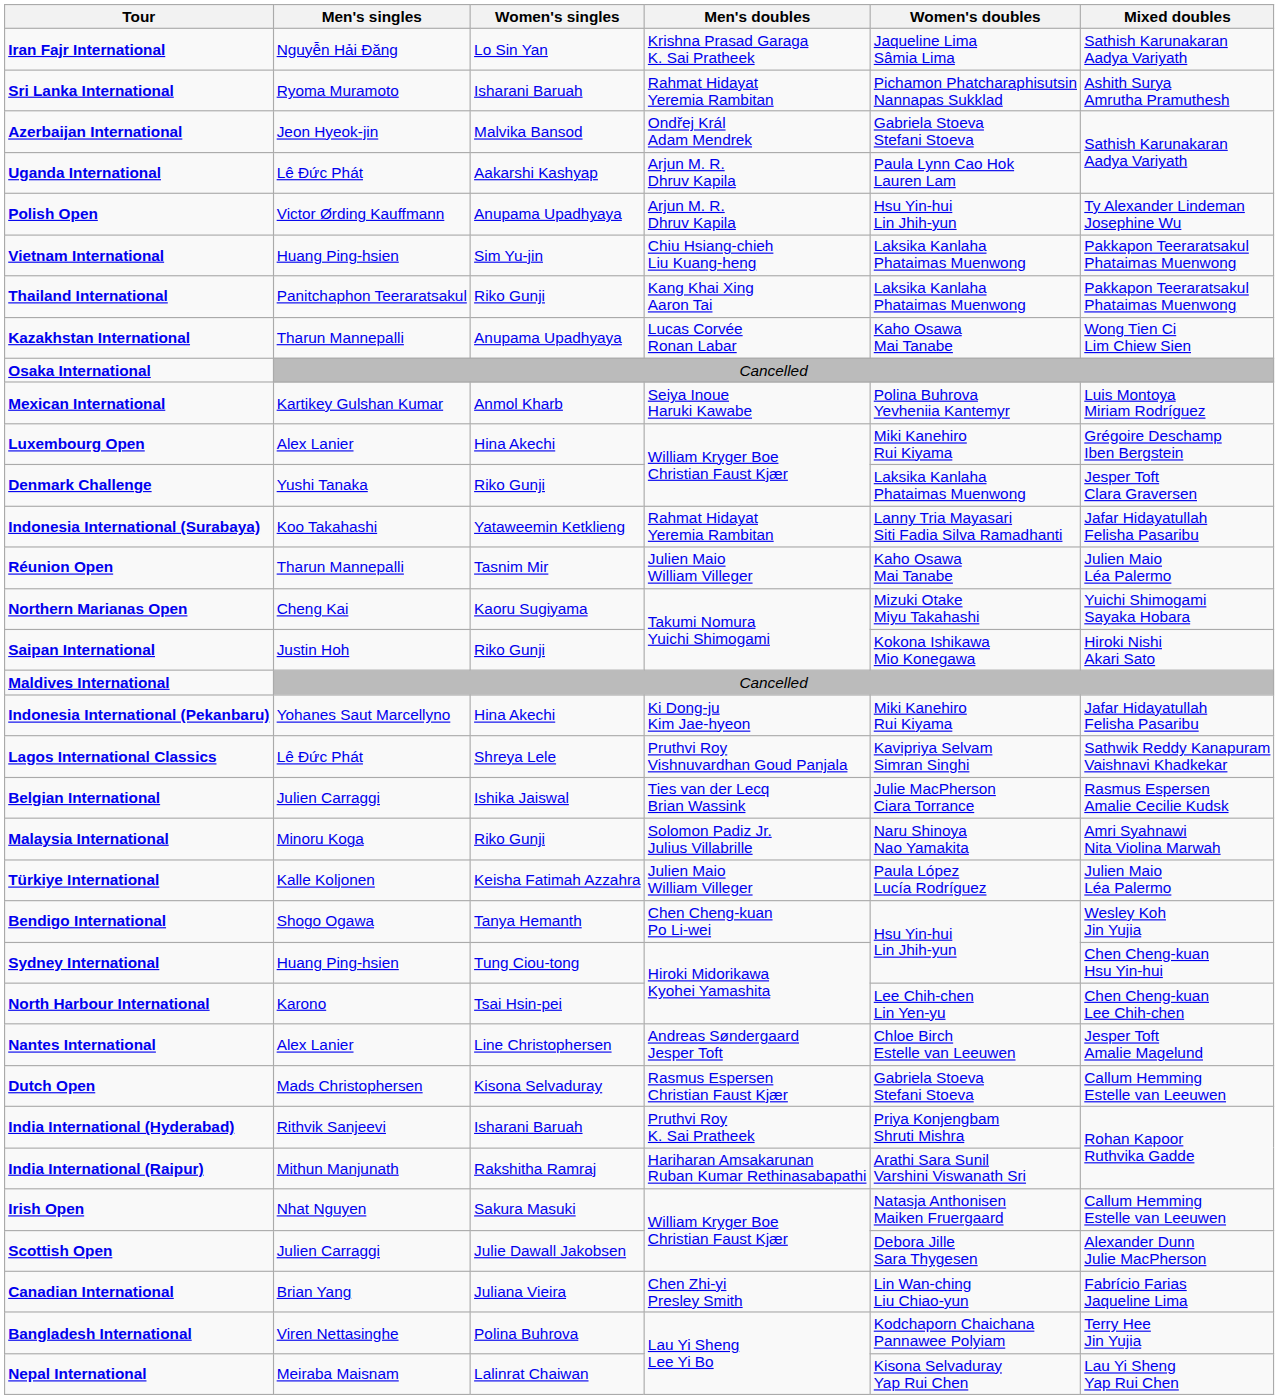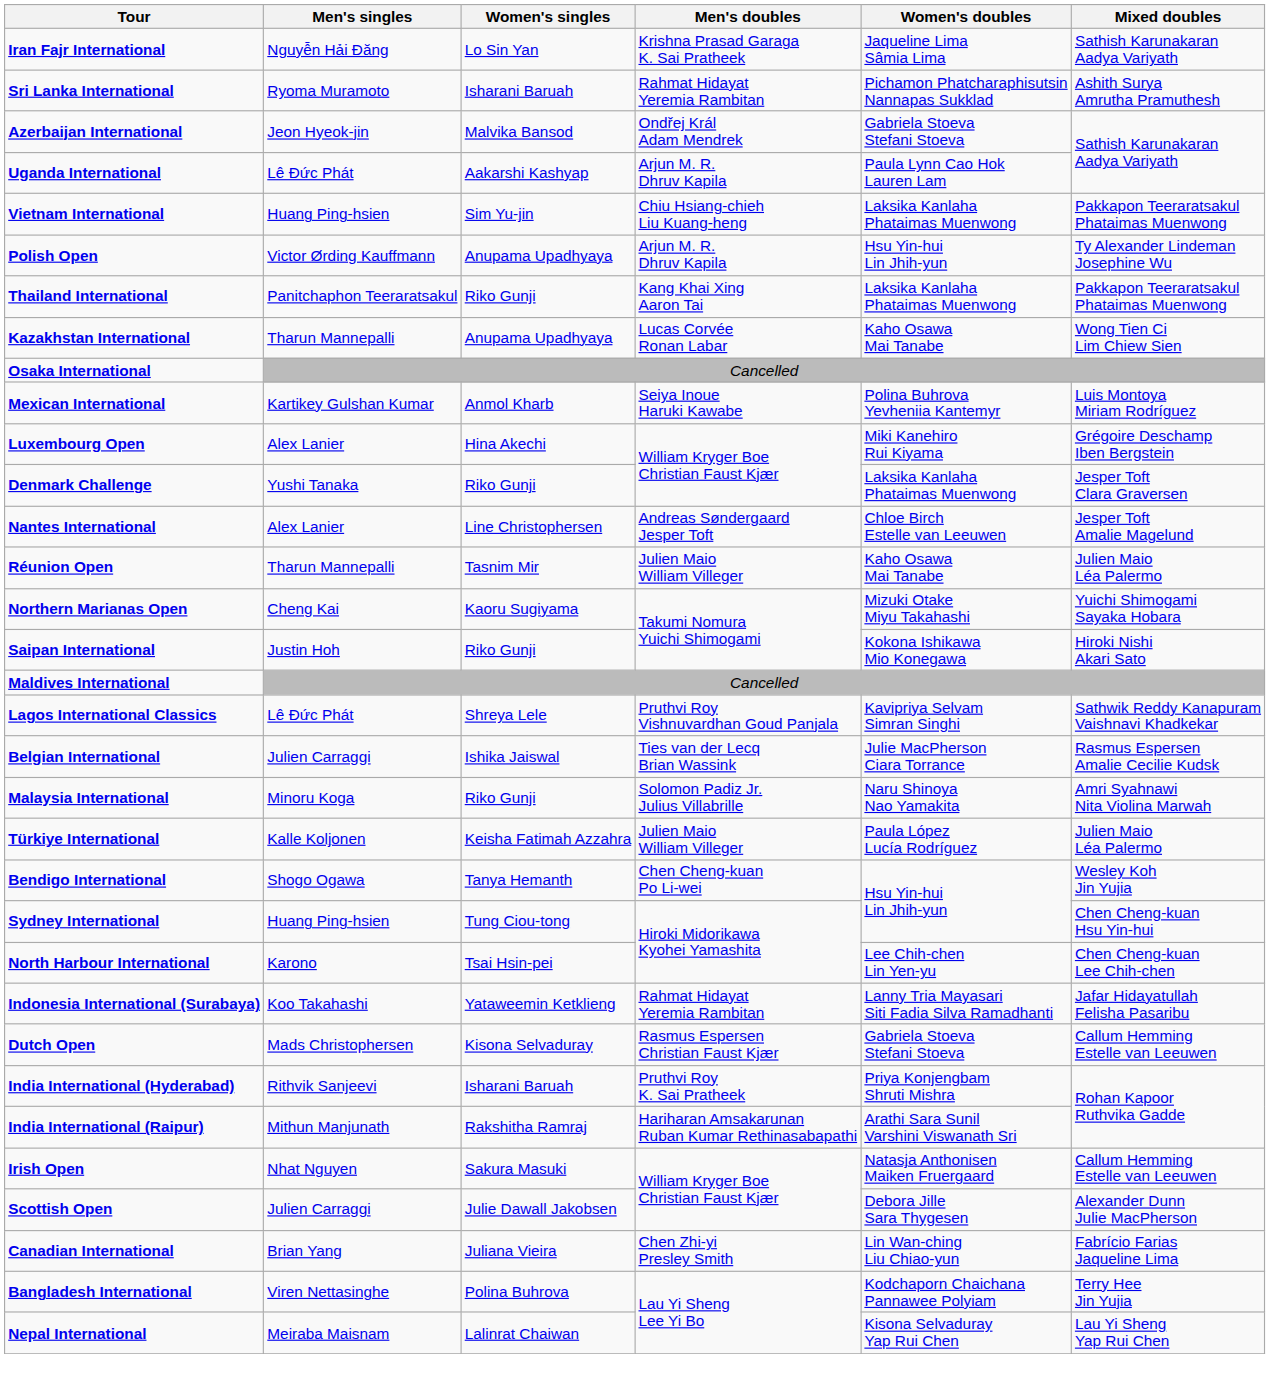rows swapped: (86, 255) <-> (53, 214)
rows swapped: (82, 1044) <-> (134, 526)
- row: (139, 715)
